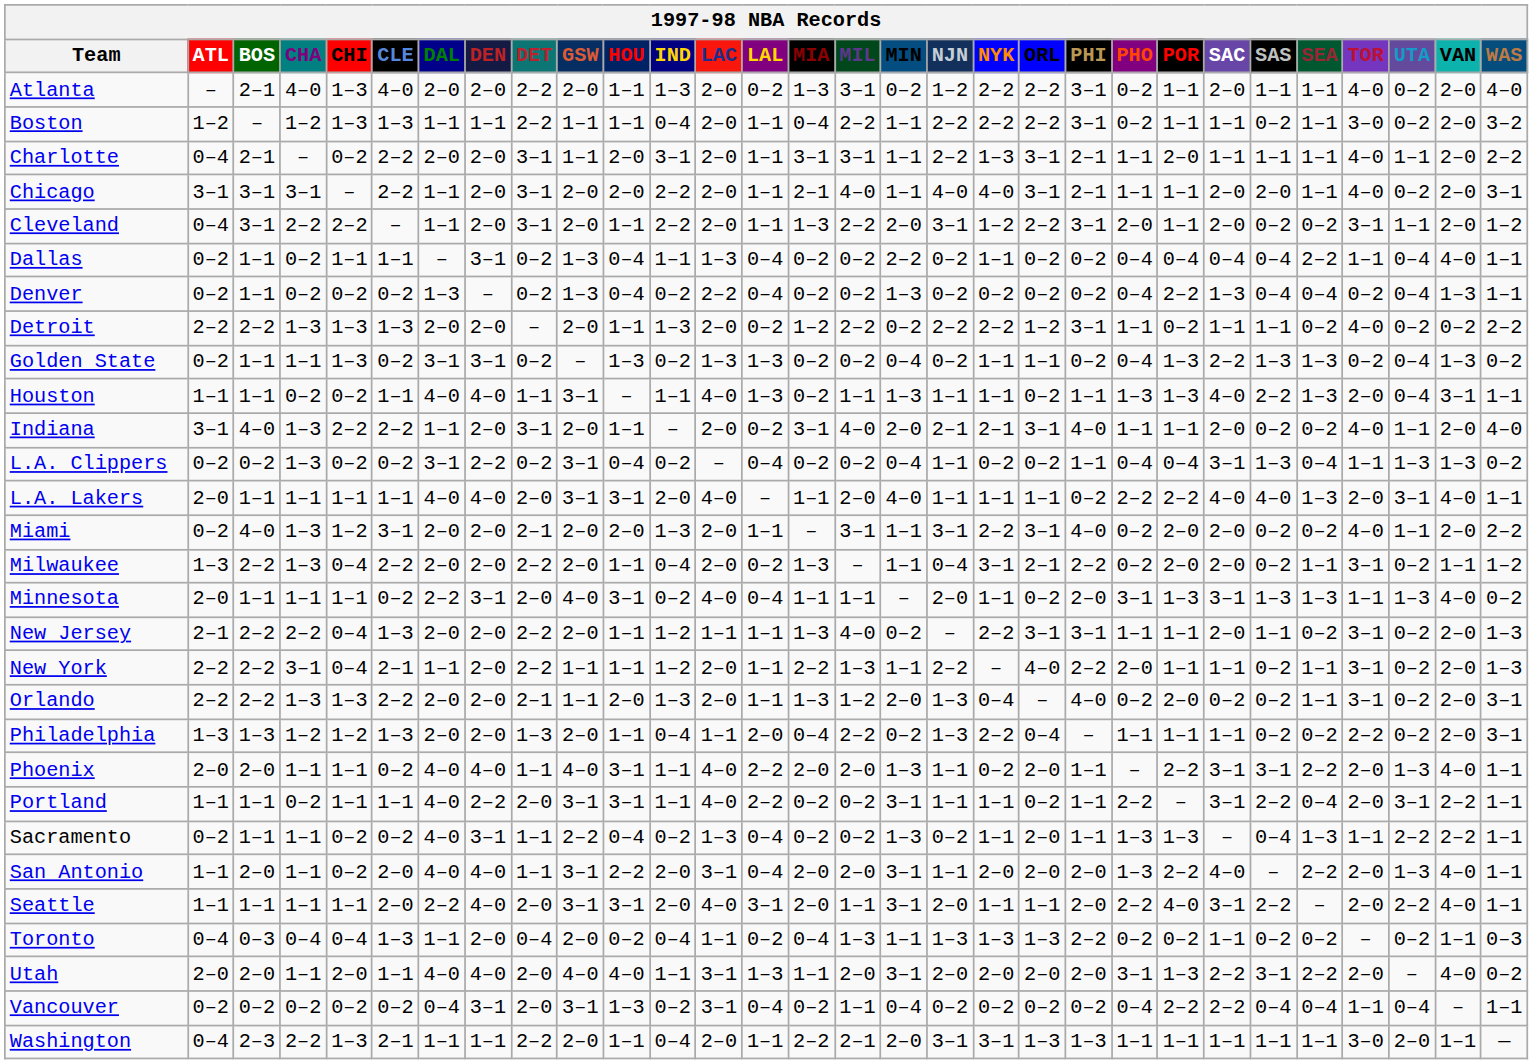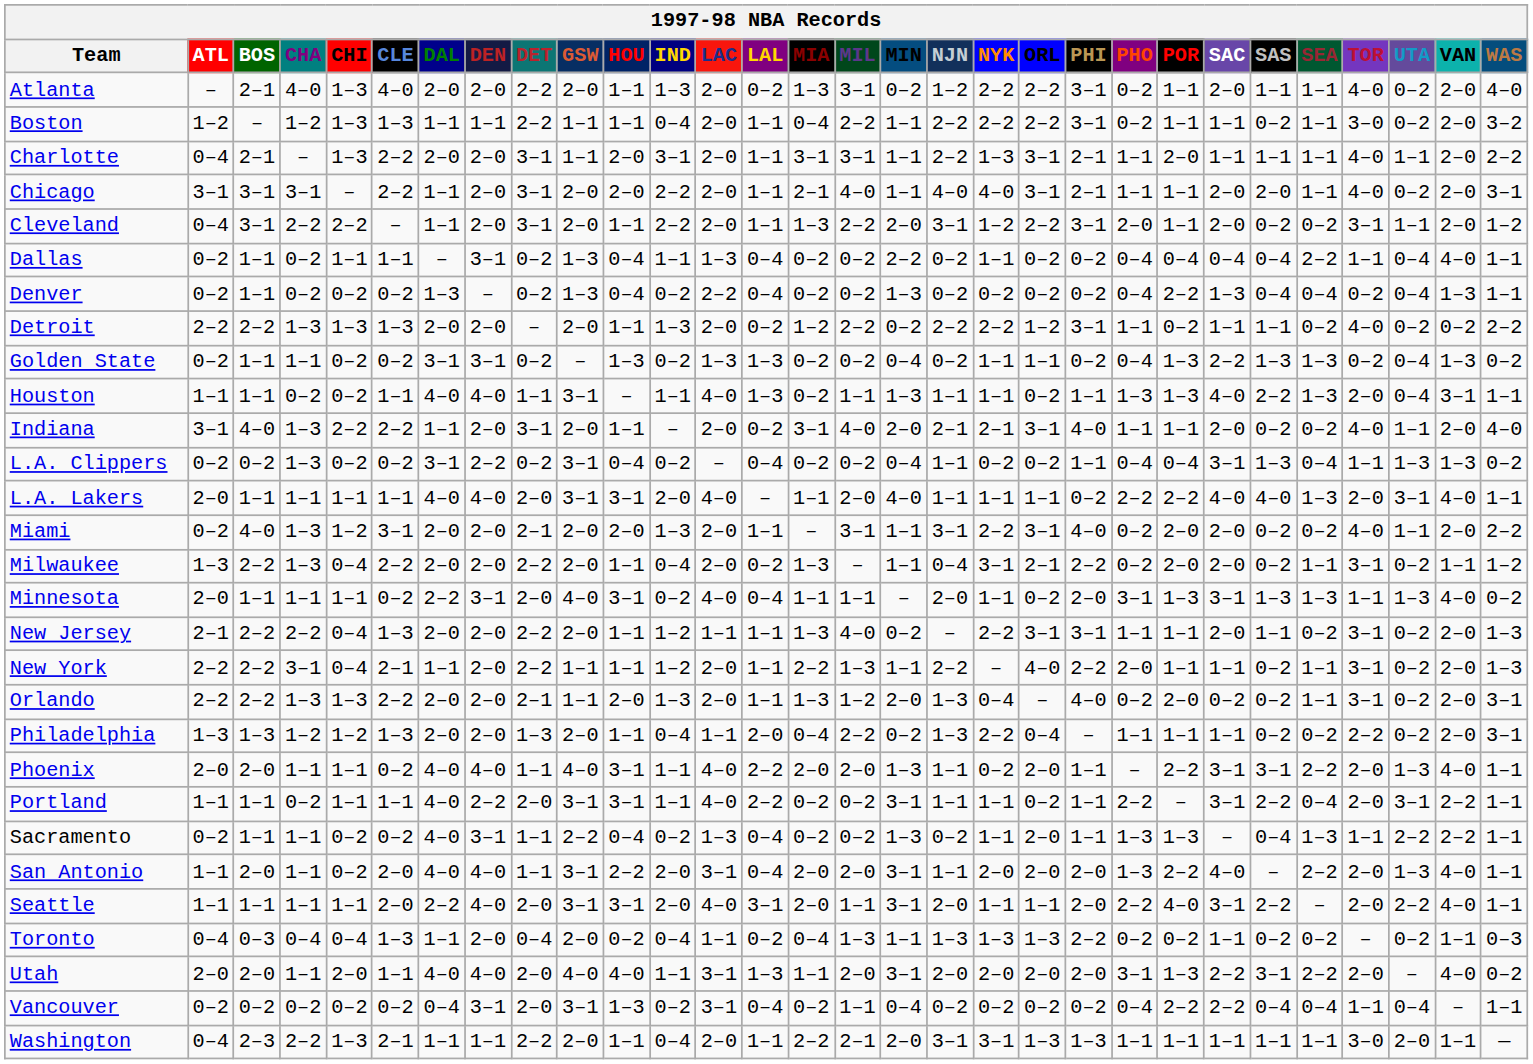(349, 158) 0–2 -> (349, 158) 1–3
(349, 362) 1–3 -> (349, 362) 0–2
